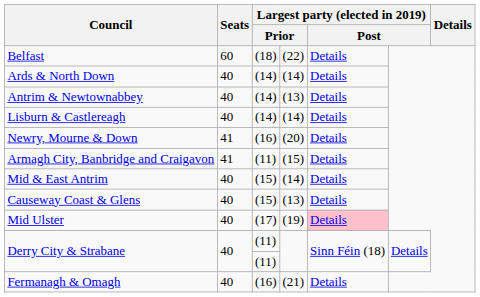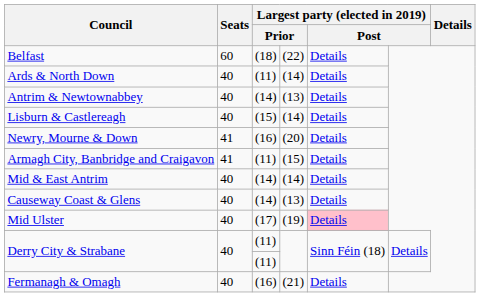(266, 76) (14) -> (266, 76) (11)
(266, 117) (14) -> (266, 117) (15)
(266, 179) (15) -> (266, 179) (14)
(266, 199) (15) -> (266, 199) (14)
